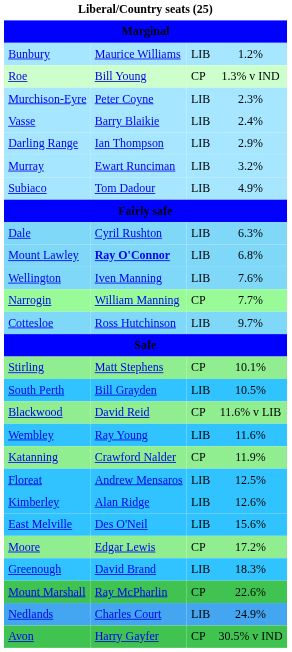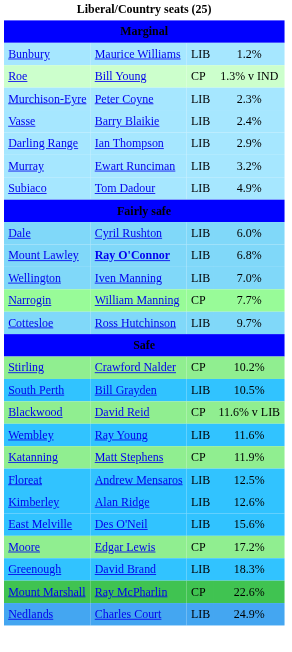(250, 233) 6.3% -> (249, 233) 6.0%
(250, 277) 7.6% -> (249, 277) 7.0%
(129, 367) Matt Stephens -> (135, 367) Crawford Nalder
(250, 367) 10.1% -> (249, 367) 10.2%
(135, 457) Crawford Nalder -> (129, 457) Matt Stephens
- row: (21, 636)
